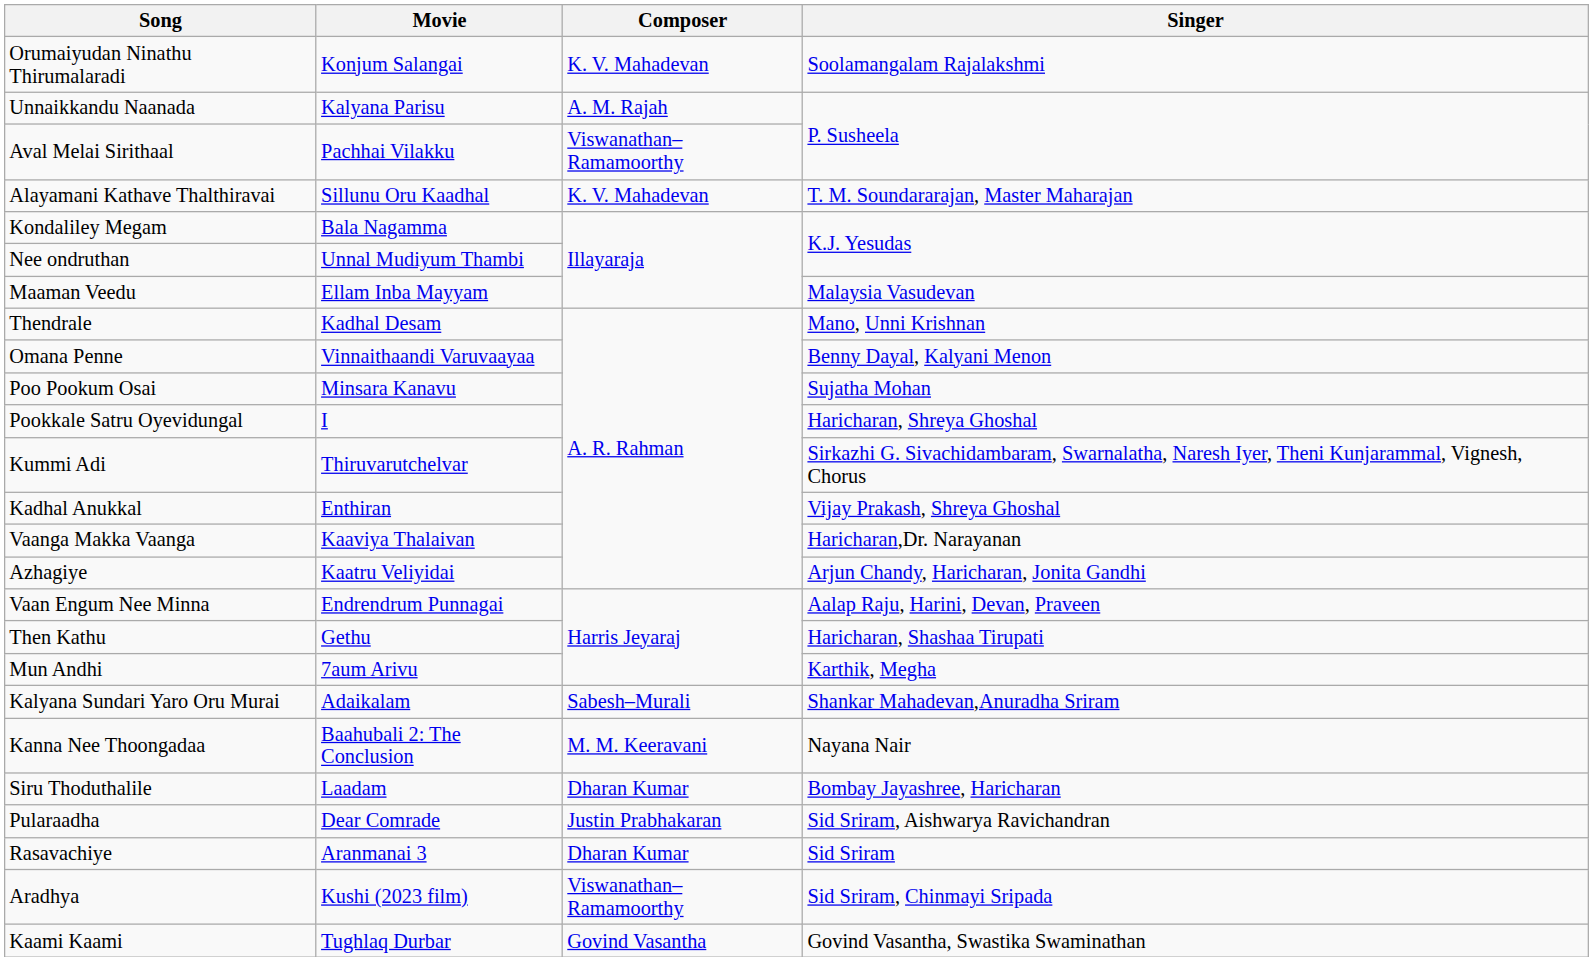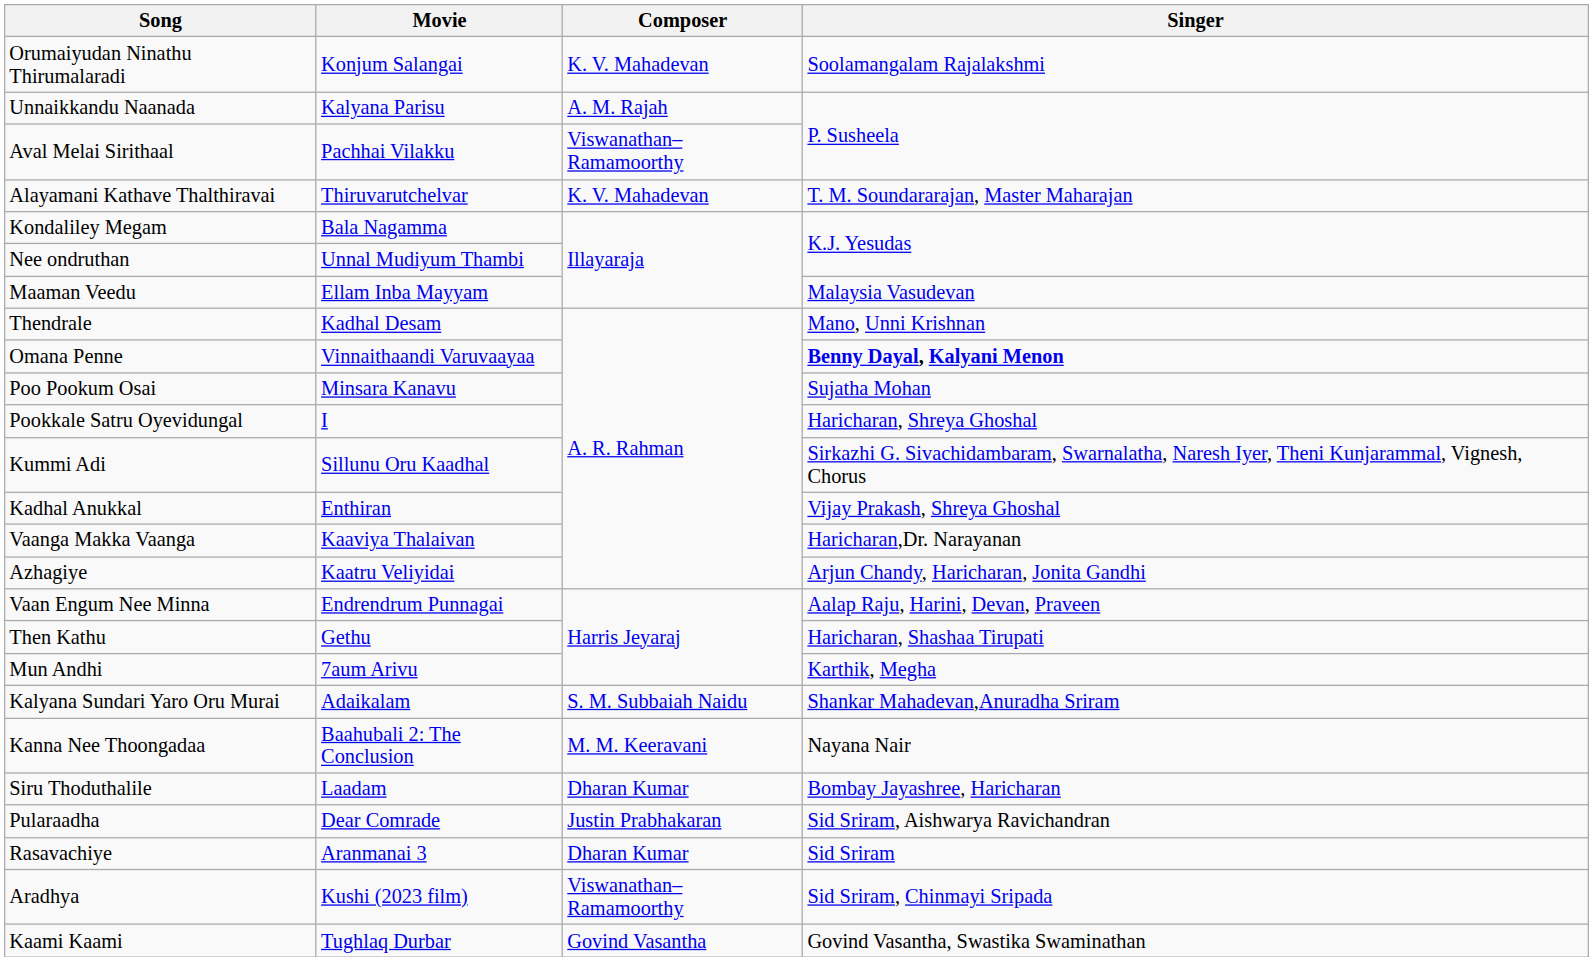(405, 195) Sillunu Oru Kaadhal -> (394, 195) Thiruvarutchelvar
(929, 356) normal -> (936, 356) bold
(394, 464) Thiruvarutchelvar -> (405, 464) Sillunu Oru Kaadhal
(629, 701) Sabesh–Murali -> (657, 701) S. M. Subbaiah Naidu
